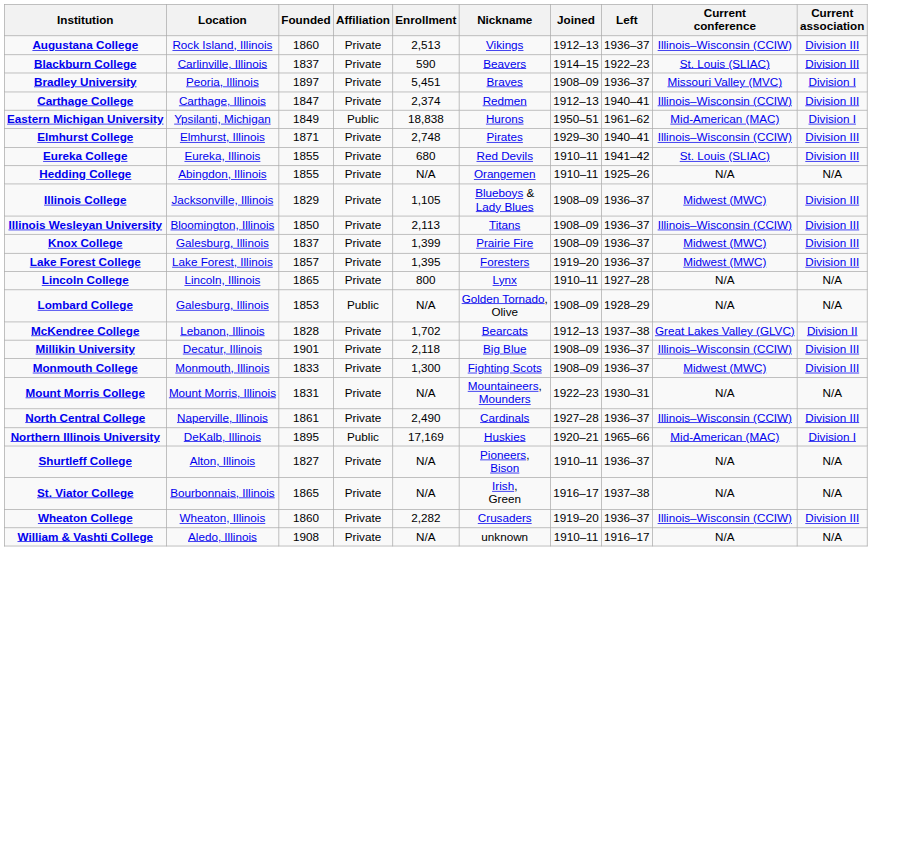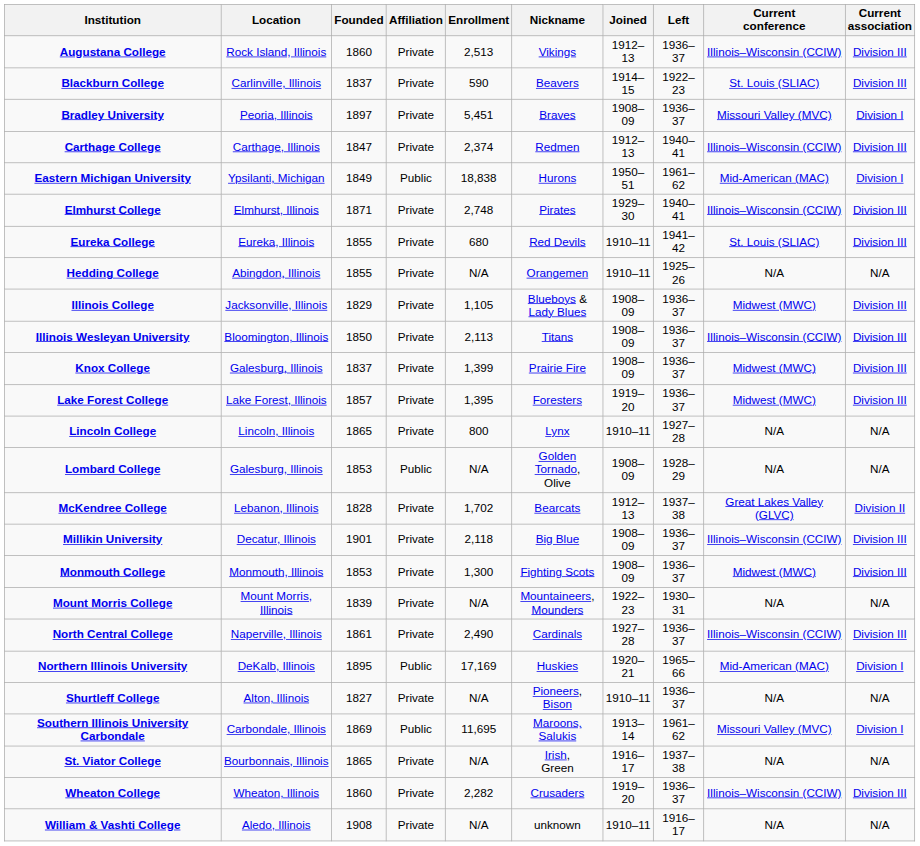(306, 368) 1833 -> (359, 571) 1853
(306, 393) 1831 -> (359, 603) 1839
+ row: (113, 730)
